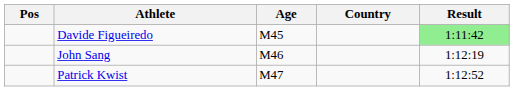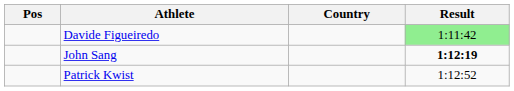- column: (286, 14)
(464, 55) normal -> (457, 55) bold
